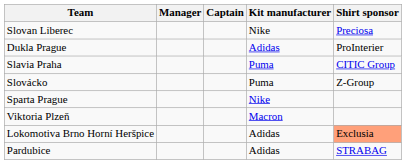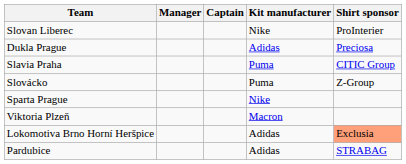(355, 30) Preciosa -> (360, 30) ProInterier
(360, 47) ProInterier -> (355, 47) Preciosa
